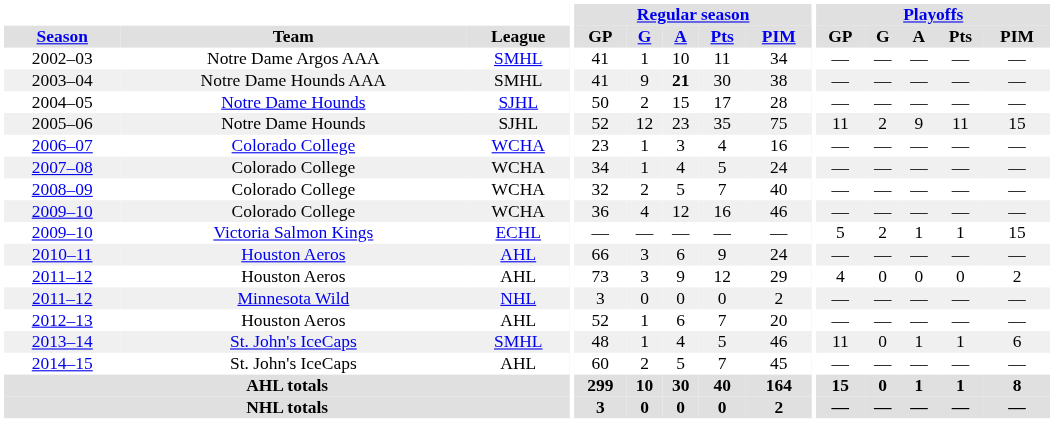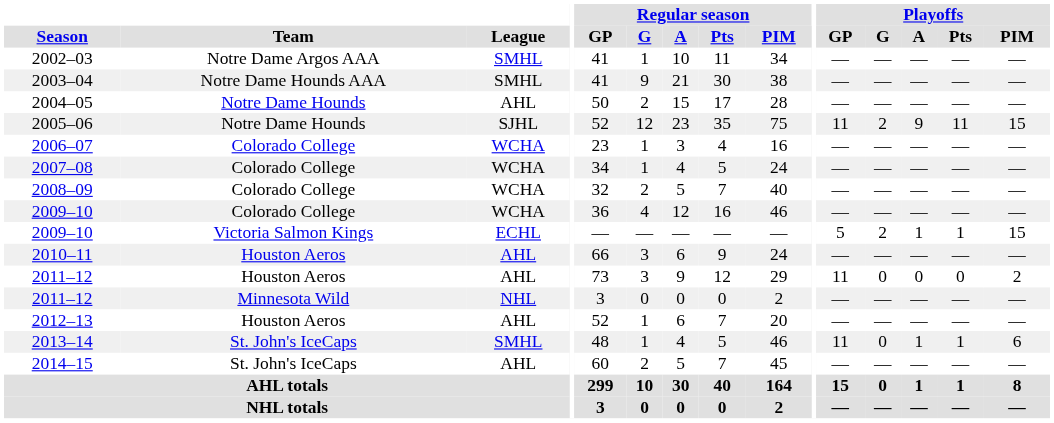(681, 80) bold -> (681, 80) normal
(518, 102) SJHL -> (518, 102) AHL
(840, 276) 4 -> (840, 276) 11
